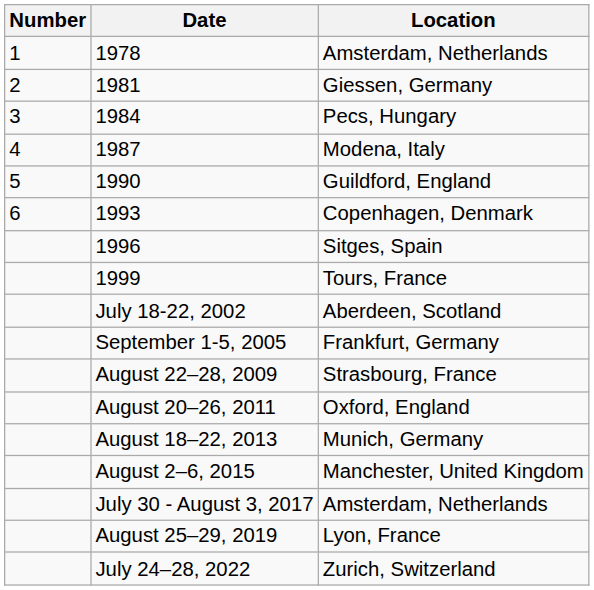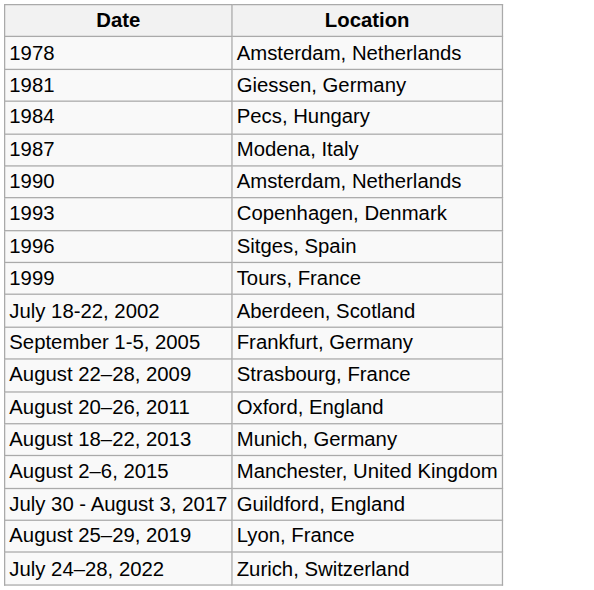- column: (48, 20)
(407, 181) Guildford, England -> (349, 181) Amsterdam, Netherlands
(435, 504) Amsterdam, Netherlands -> (321, 504) Guildford, England
